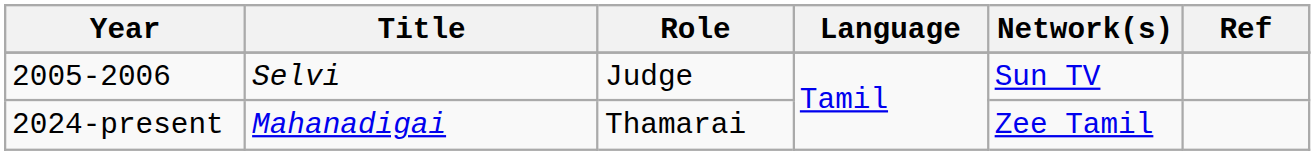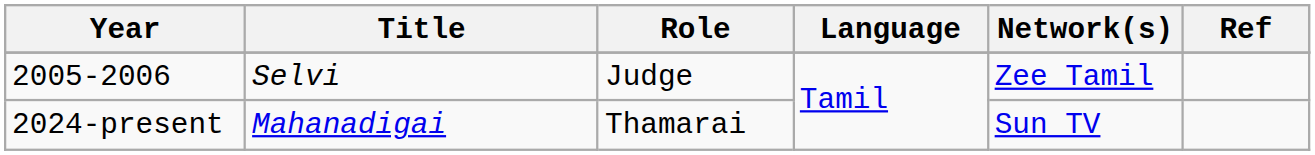(1048, 77) Sun TV -> (1074, 77) Zee Tamil
(1074, 125) Zee Tamil -> (1048, 125) Sun TV
